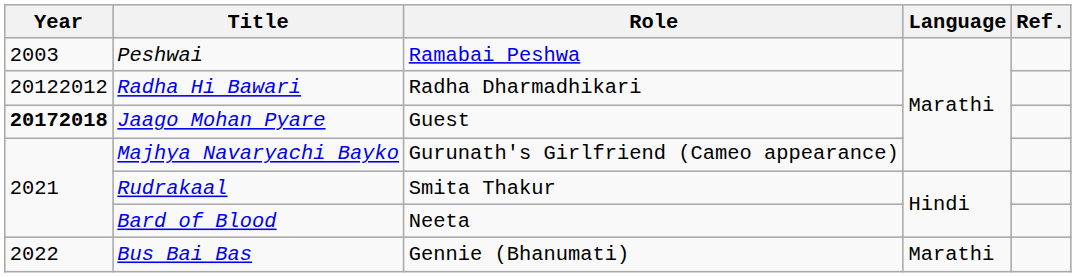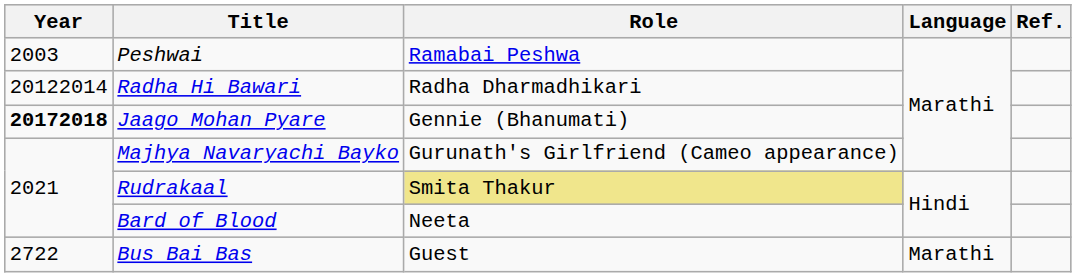(59, 88) 20122012 -> (59, 88) 20122014
(439, 121) Guest -> (519, 121) Gennie (Bhanumati)
(482, 188) no background -> (482, 188) khaki background
(34, 254) 2022 -> (34, 254) 2722
(519, 254) Gennie (Bhanumati) -> (439, 254) Guest
